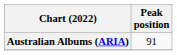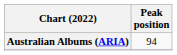(152, 41) 91 -> (152, 41) 94
